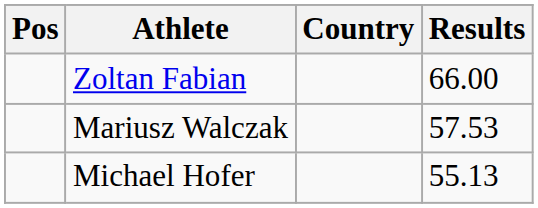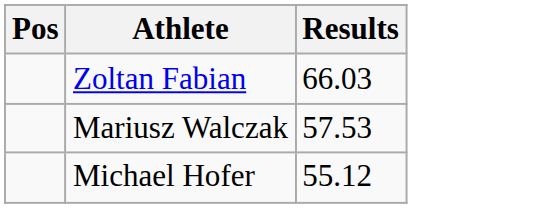- column: (358, 29)
(464, 78) 66.00 -> (337, 78) 66.03
(464, 176) 55.13 -> (337, 176) 55.12
